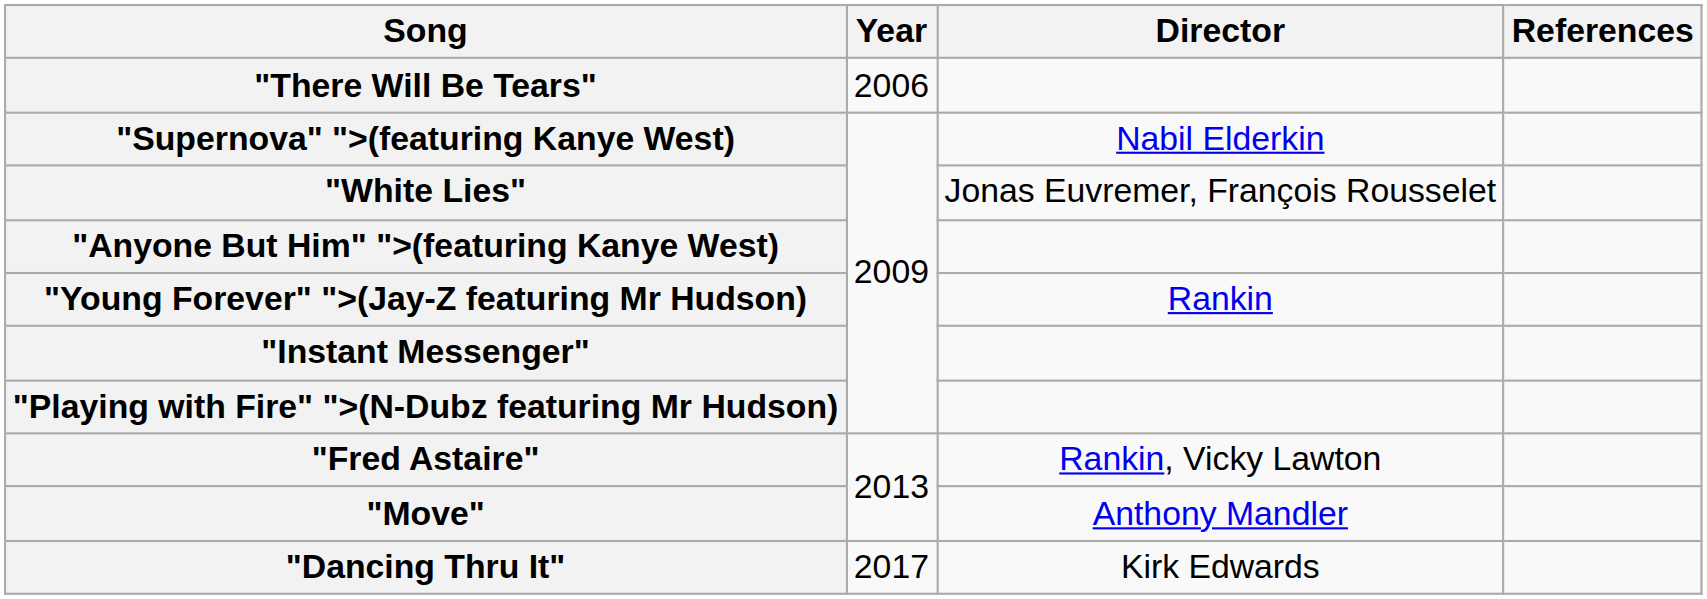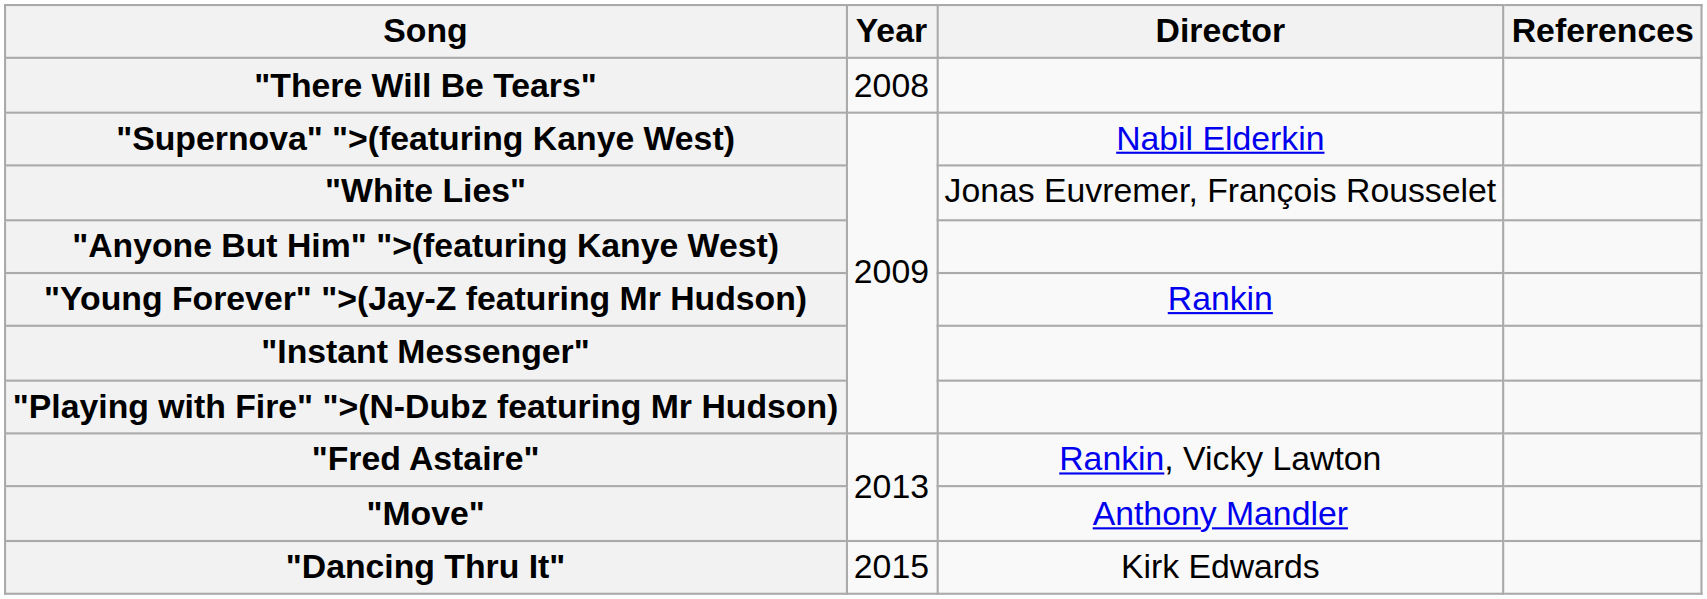(891, 84) 2006 -> (891, 84) 2008
(891, 566) 2017 -> (891, 566) 2015
